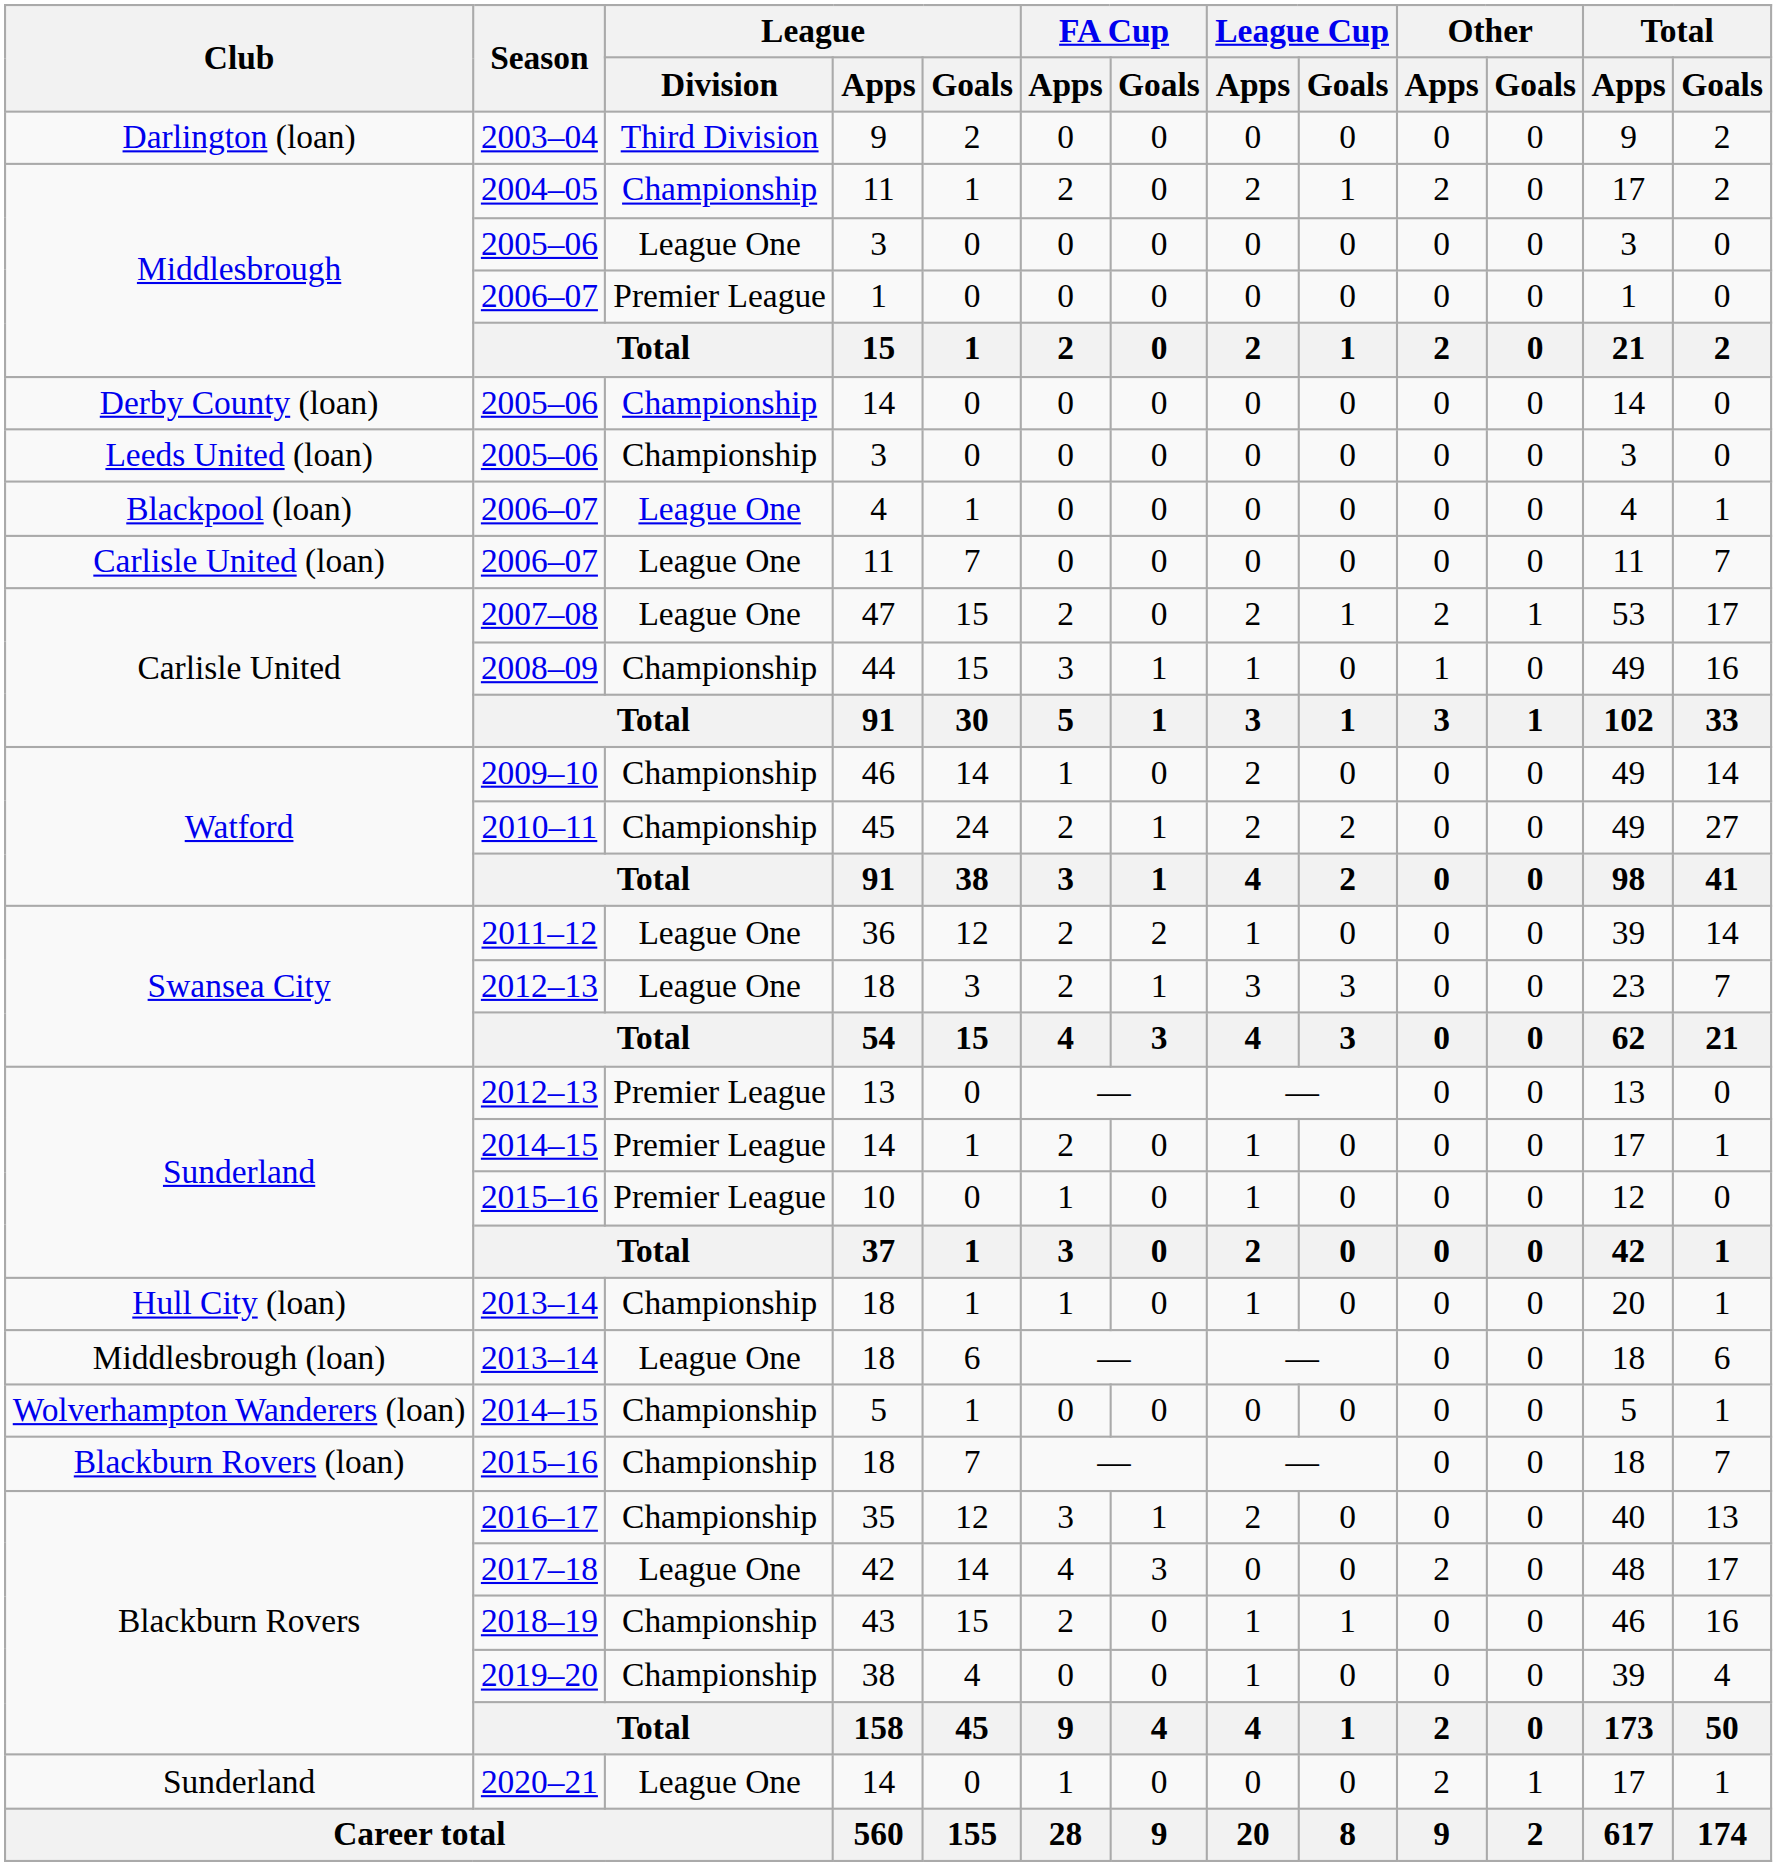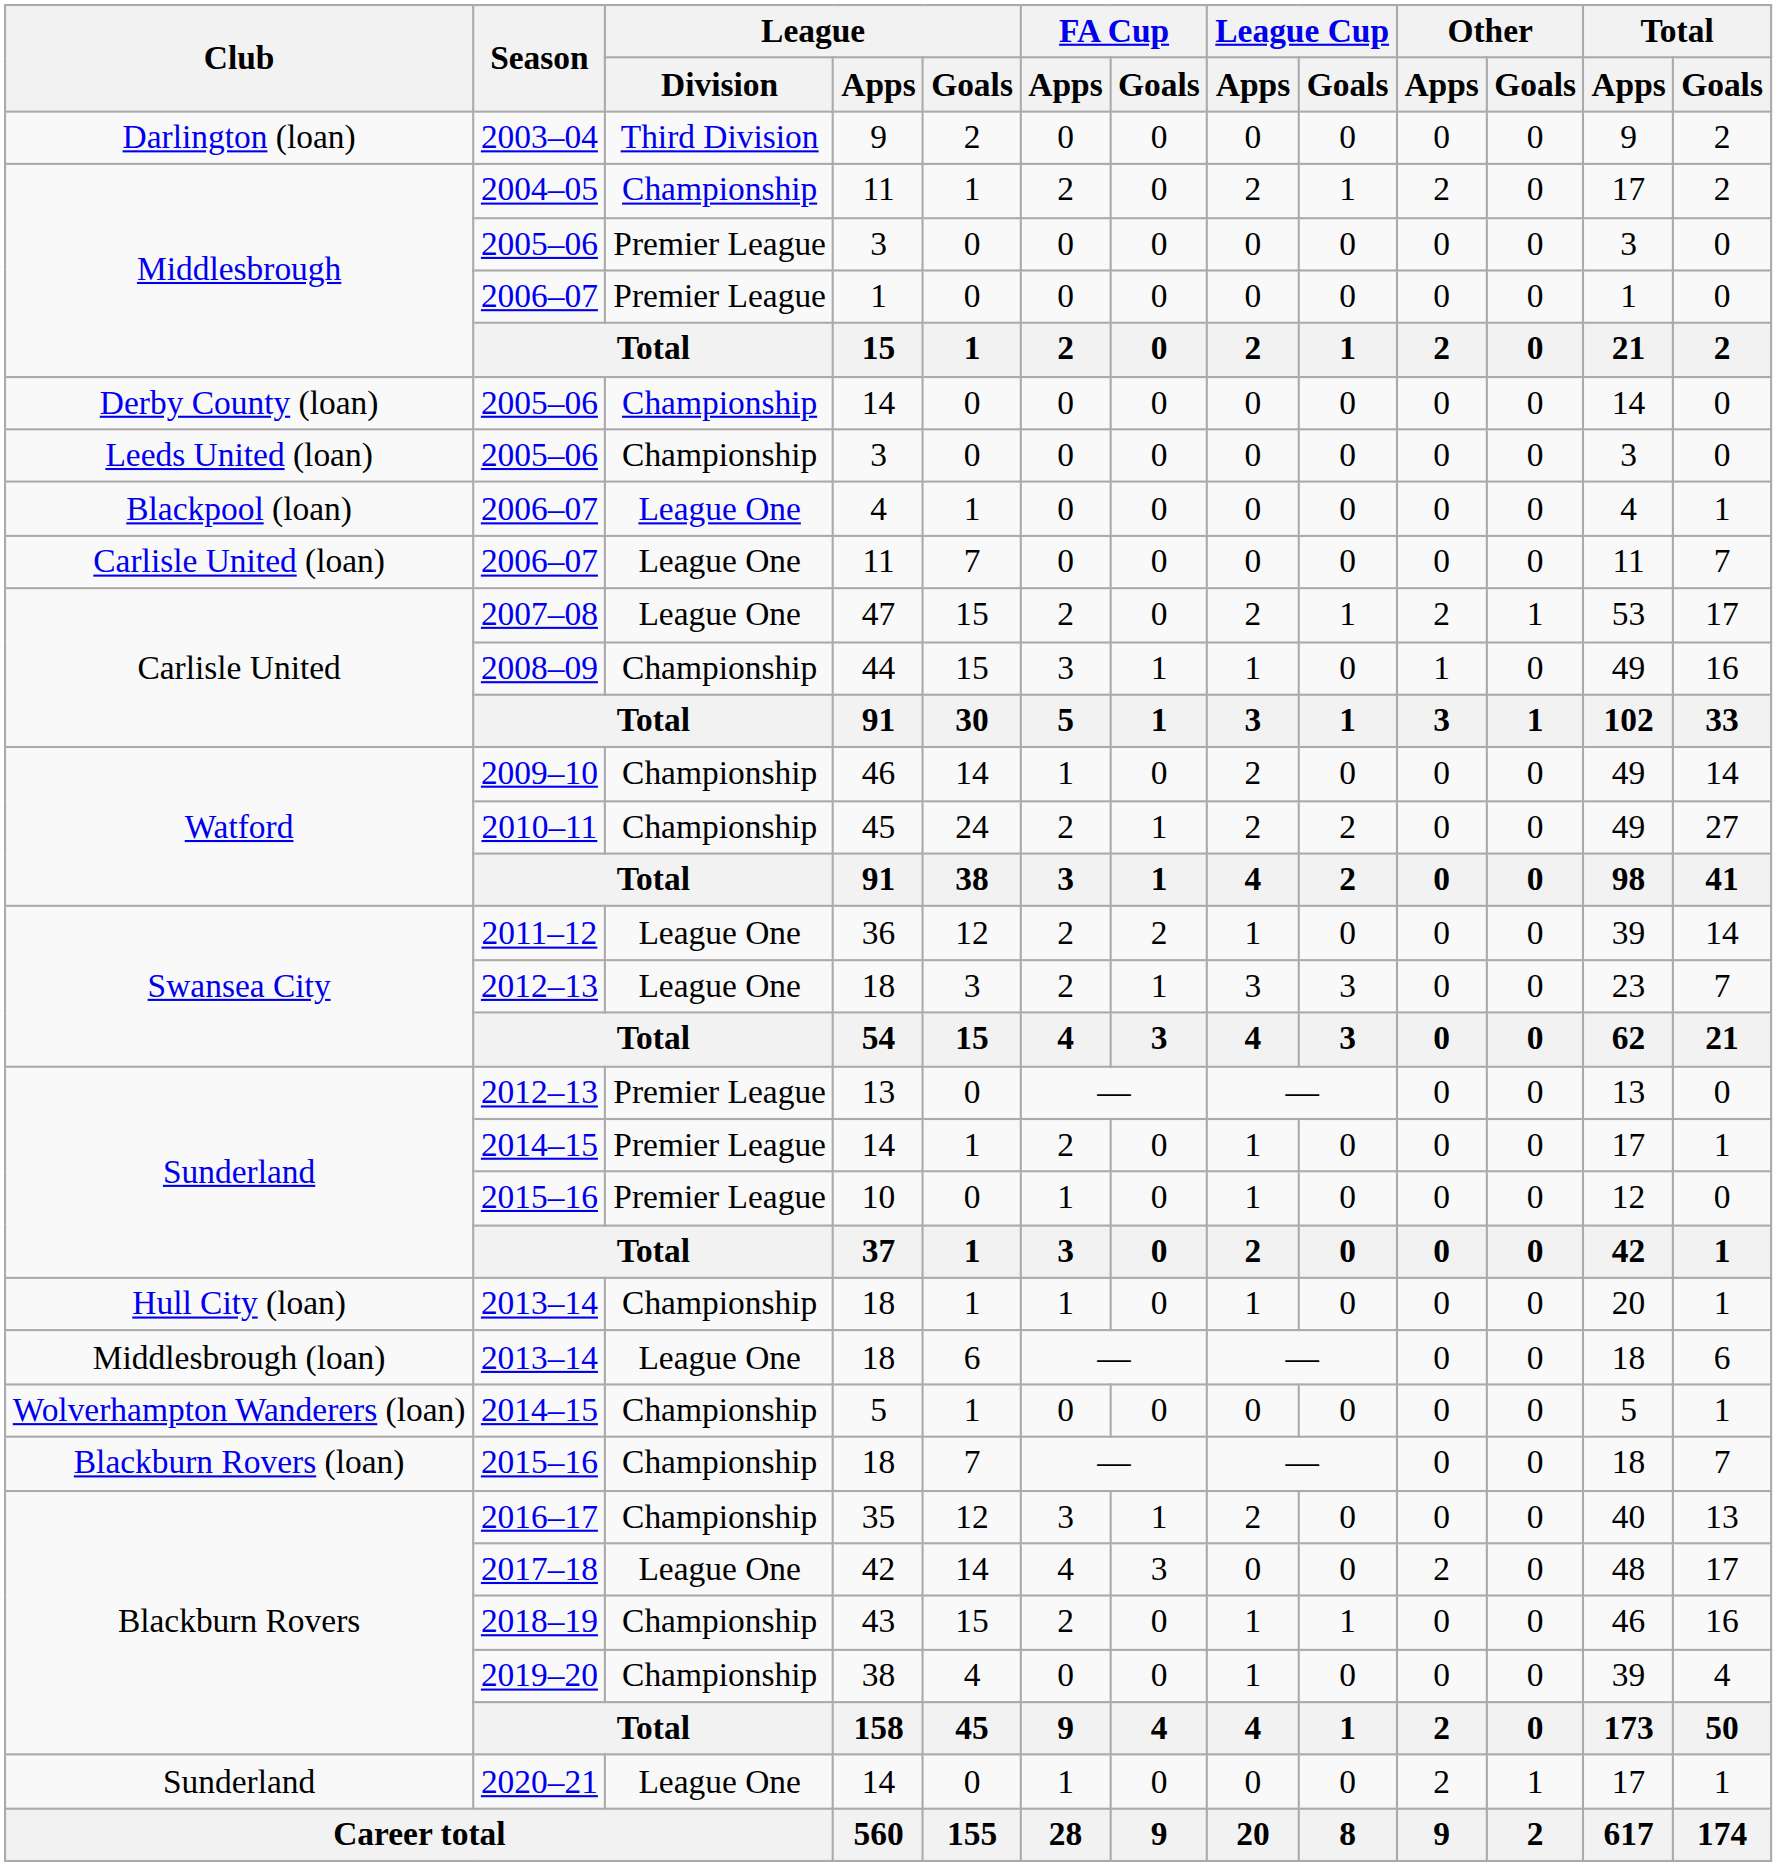(720, 243) League One -> (720, 243) Premier League
